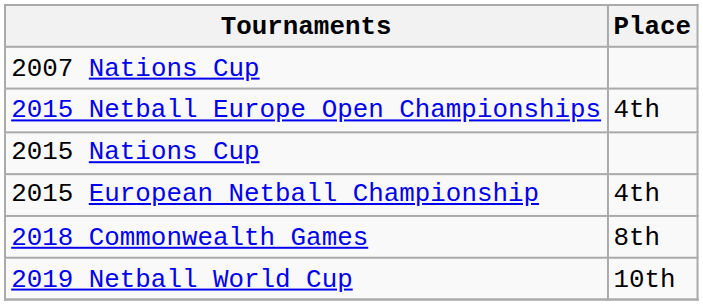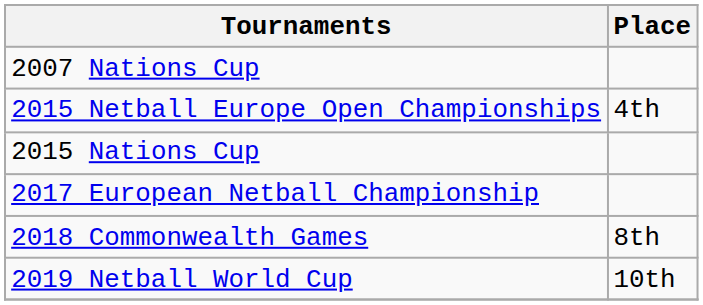- row: (275, 195)
+ row: (275, 195)
